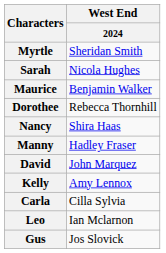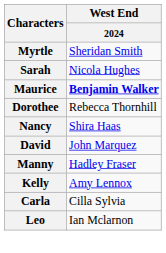(110, 88) normal -> (114, 88) bold
rows swapped: (35, 145) <-> (35, 164)
- row: (35, 239)
